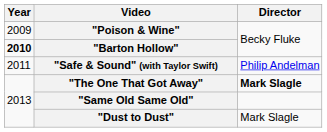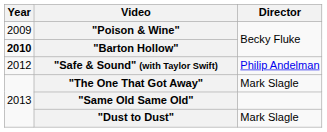(19, 65) 2011 -> (19, 65) 2012
(271, 83) bold -> (269, 83) normal
